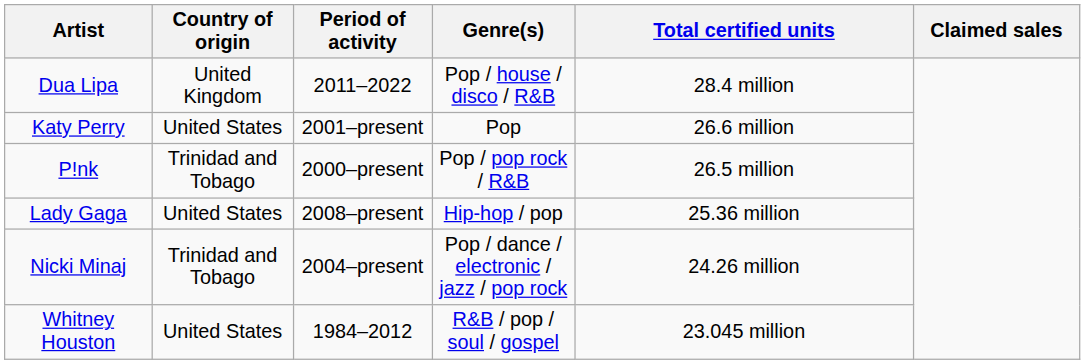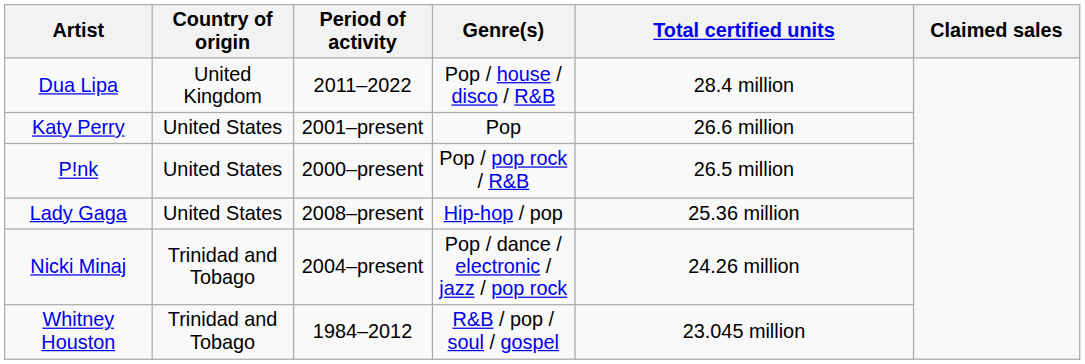(223, 170) Trinidad and Tobago -> (223, 170) United States
(223, 331) United States -> (223, 331) Trinidad and Tobago
